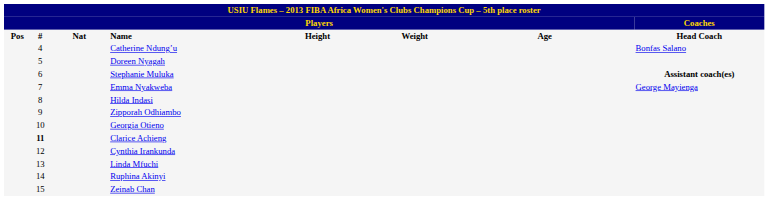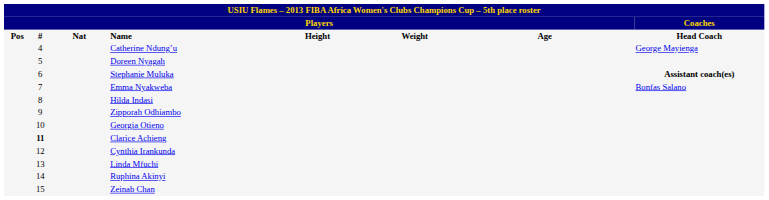(661, 48) Bonfas Salano -> (667, 48) George Mayienga
(667, 87) George Mayienga -> (661, 87) Bonfas Salano
